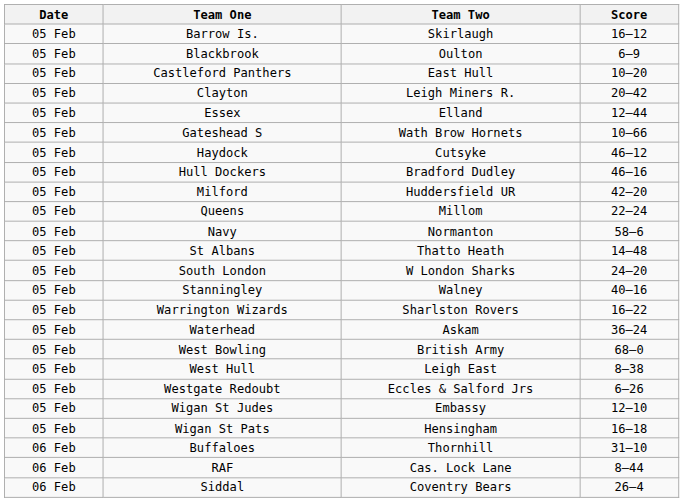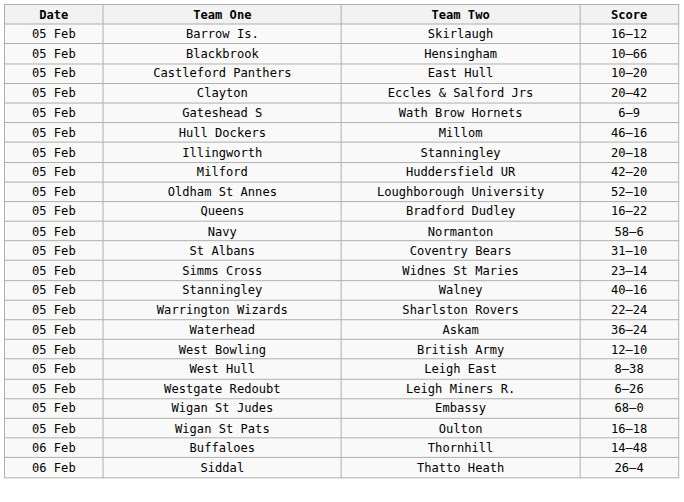(461, 54) Oulton -> (461, 54) Hensingham
(629, 54) 6–9 -> (629, 54) 10–66
(461, 93) Leigh Miners R. -> (461, 93) Eccles & Salford Jrs
- row: (222, 113)
(629, 133) 10–66 -> (629, 113) 6–9
- row: (222, 152)
(461, 172) Bradford Dudley -> (461, 133) Millom
+ row: (222, 152)
+ row: (222, 192)
(461, 211) Millom -> (461, 211) Bradford Dudley
(629, 211) 22–24 -> (629, 211) 16–22
(461, 251) Thatto Heath -> (461, 251) Coventry Bears
(629, 251) 14–48 -> (629, 251) 31–10
+ row: (222, 270)
- row: (222, 270)
(629, 310) 16–22 -> (629, 310) 22–24
(629, 349) 68–0 -> (629, 349) 12–10
(461, 389) Eccles & Salford Jrs -> (461, 389) Leigh Miners R.
(629, 408) 12–10 -> (629, 408) 68–0
(461, 428) Hensingham -> (461, 428) Oulton
(629, 448) 31–10 -> (629, 448) 14–48
- row: (222, 468)
(461, 487) Coventry Bears -> (461, 468) Thatto Heath
